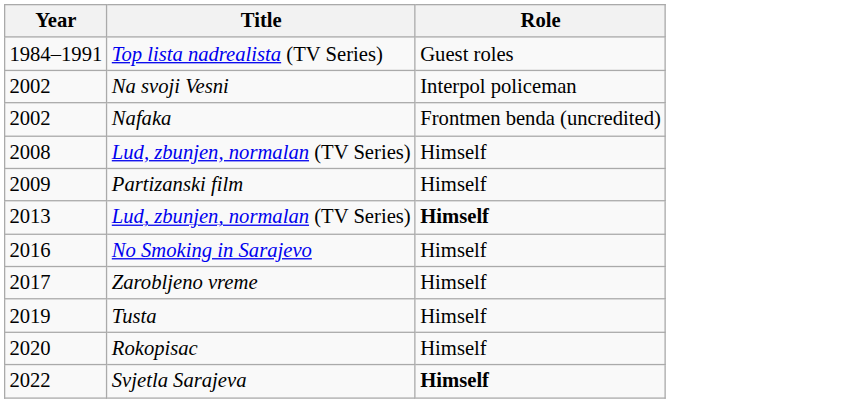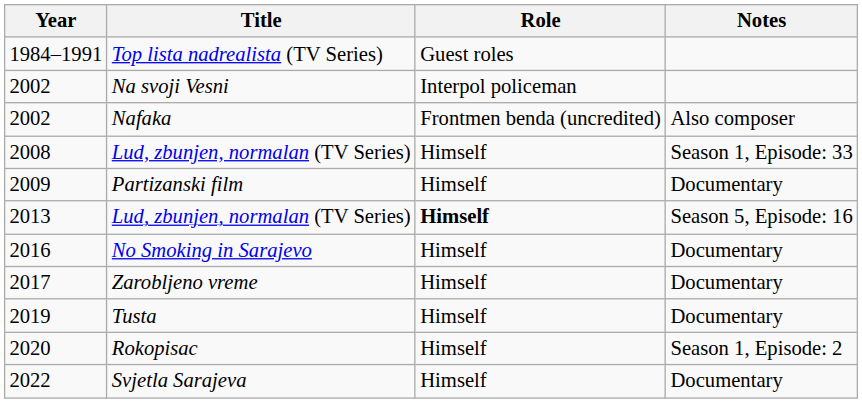+ column: (762, 20)
(455, 380) bold -> (453, 380) normal
